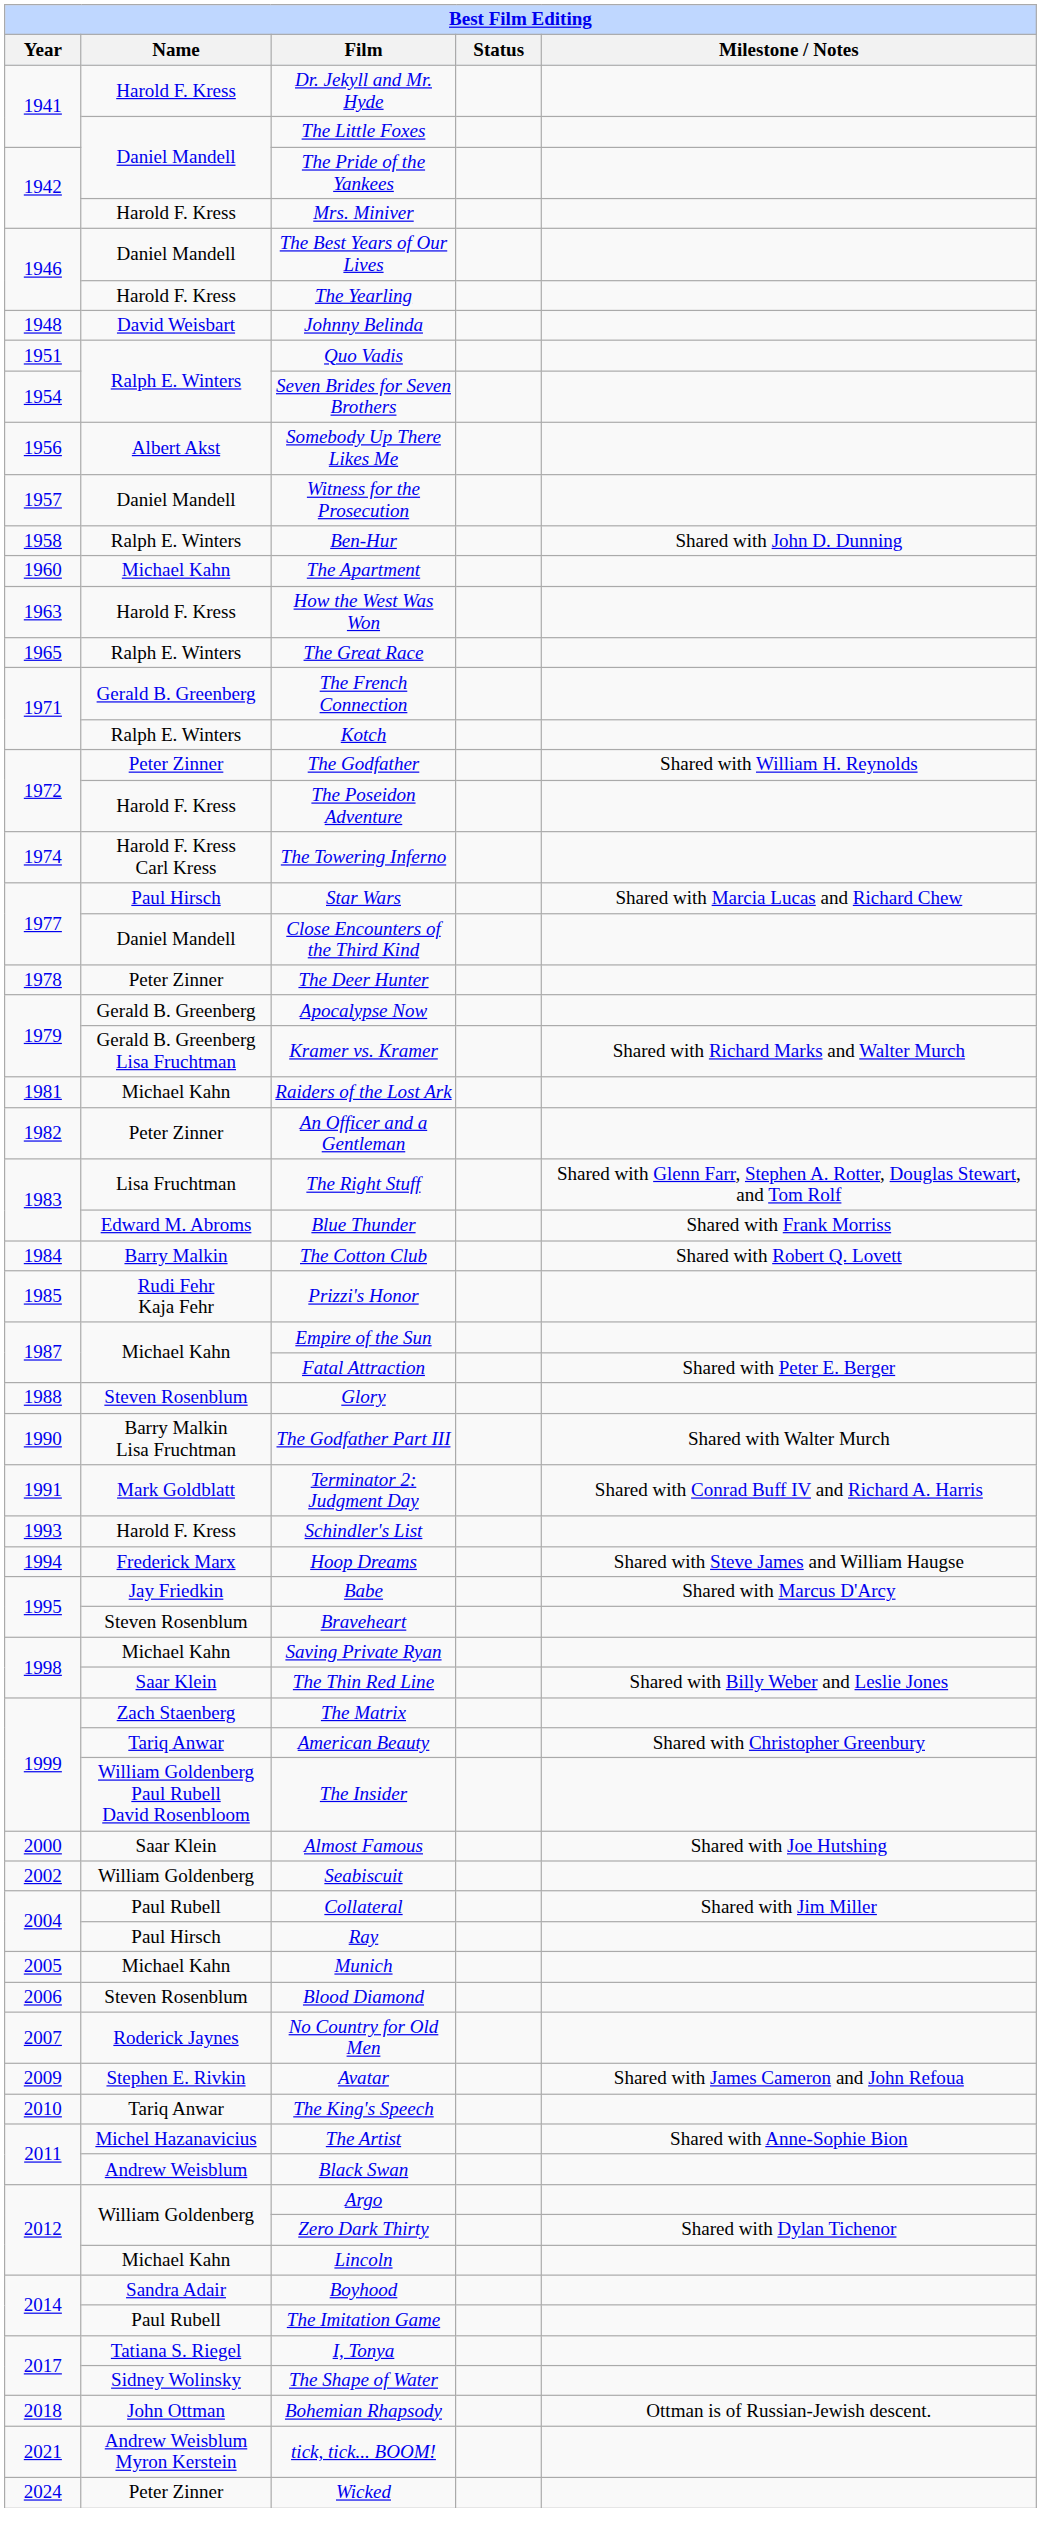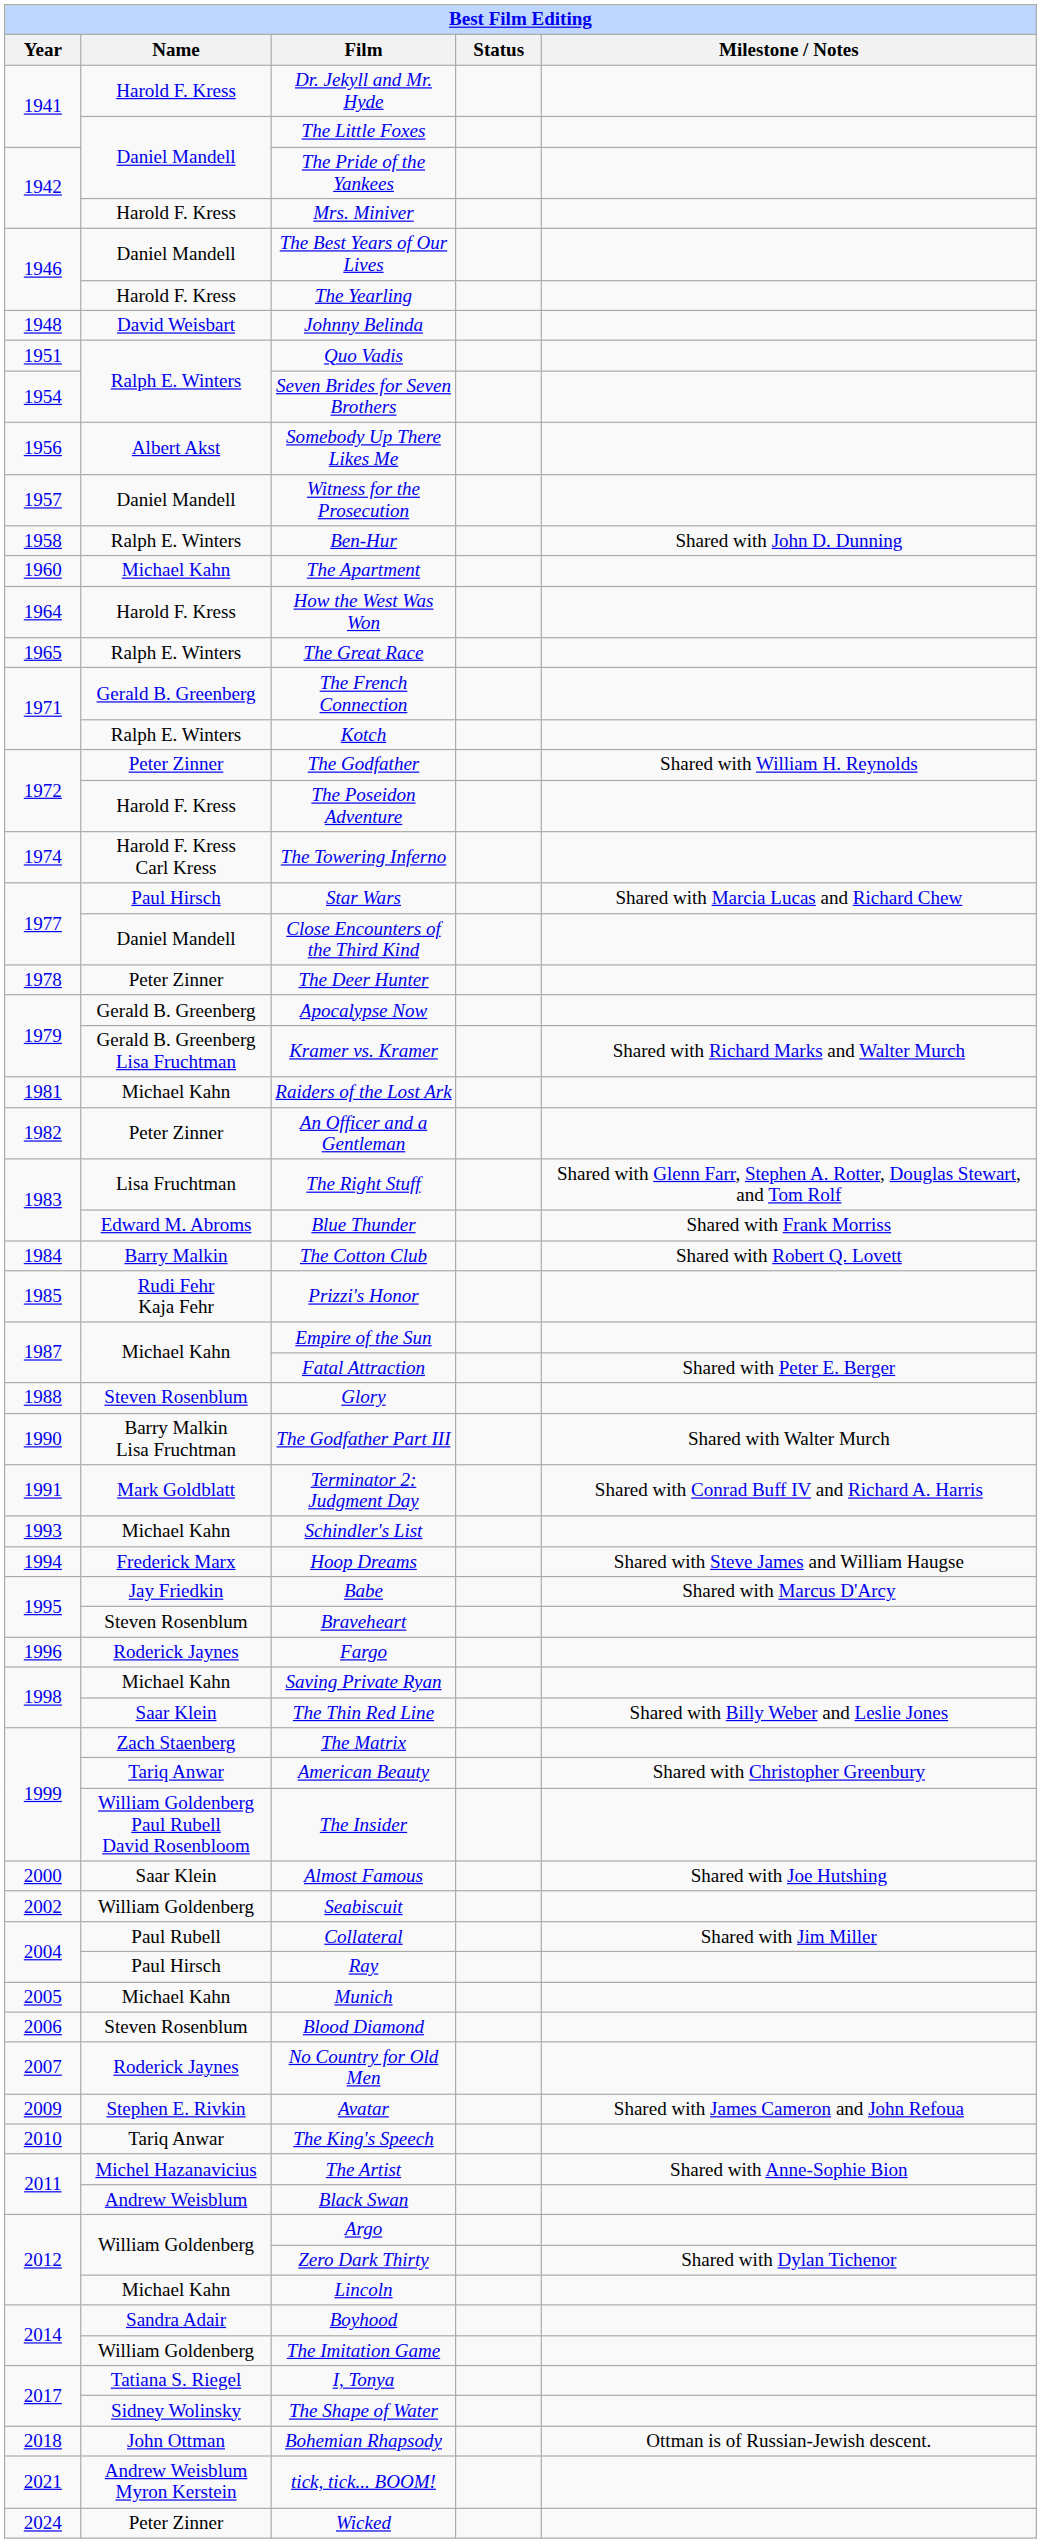(43, 611) 1963 -> (43, 611) 1964
(176, 1531) Harold F. Kress -> (176, 1531) Michael Kahn
+ row: (363, 1651)
(176, 2320) Paul Rubell -> (176, 2350) William Goldenberg
